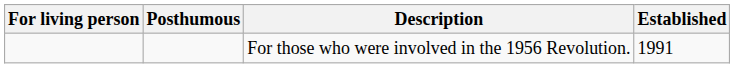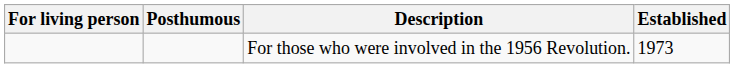(656, 47) 1991 -> (656, 47) 1973
